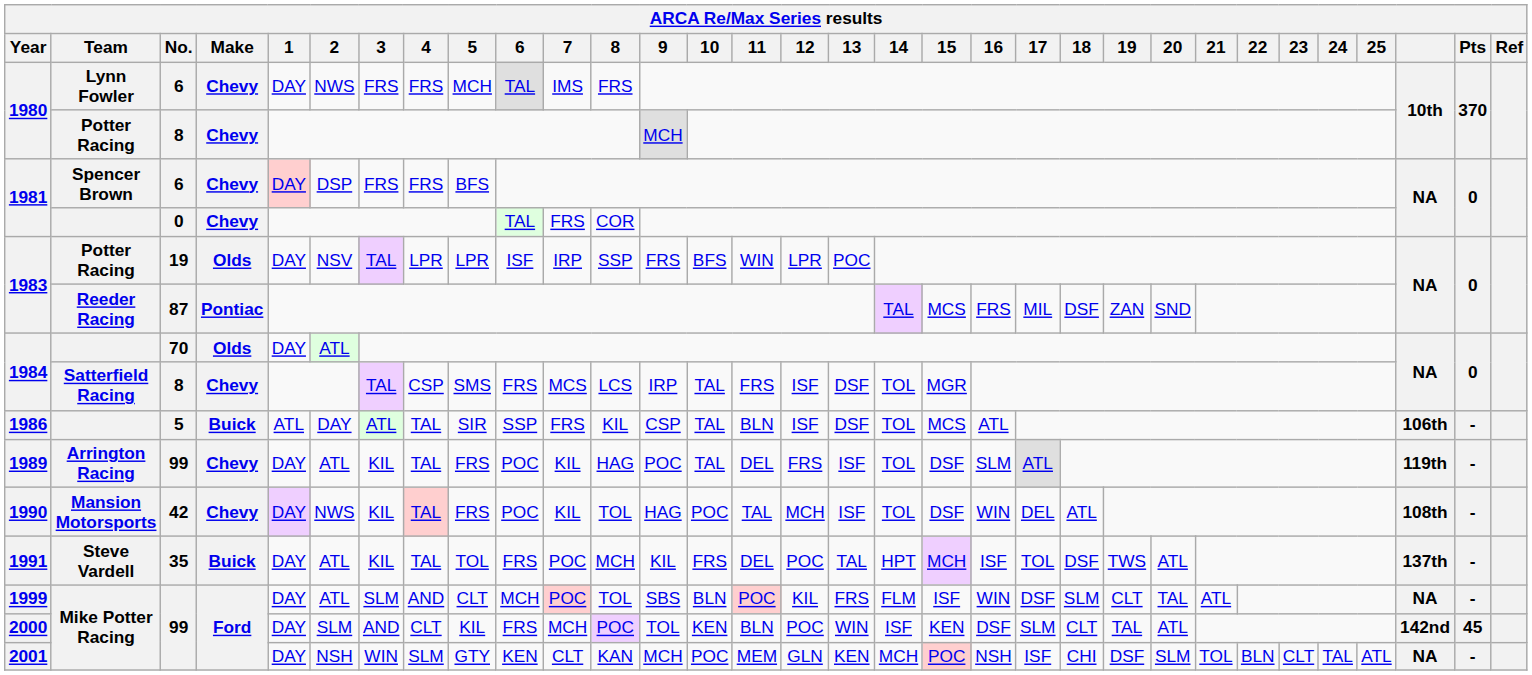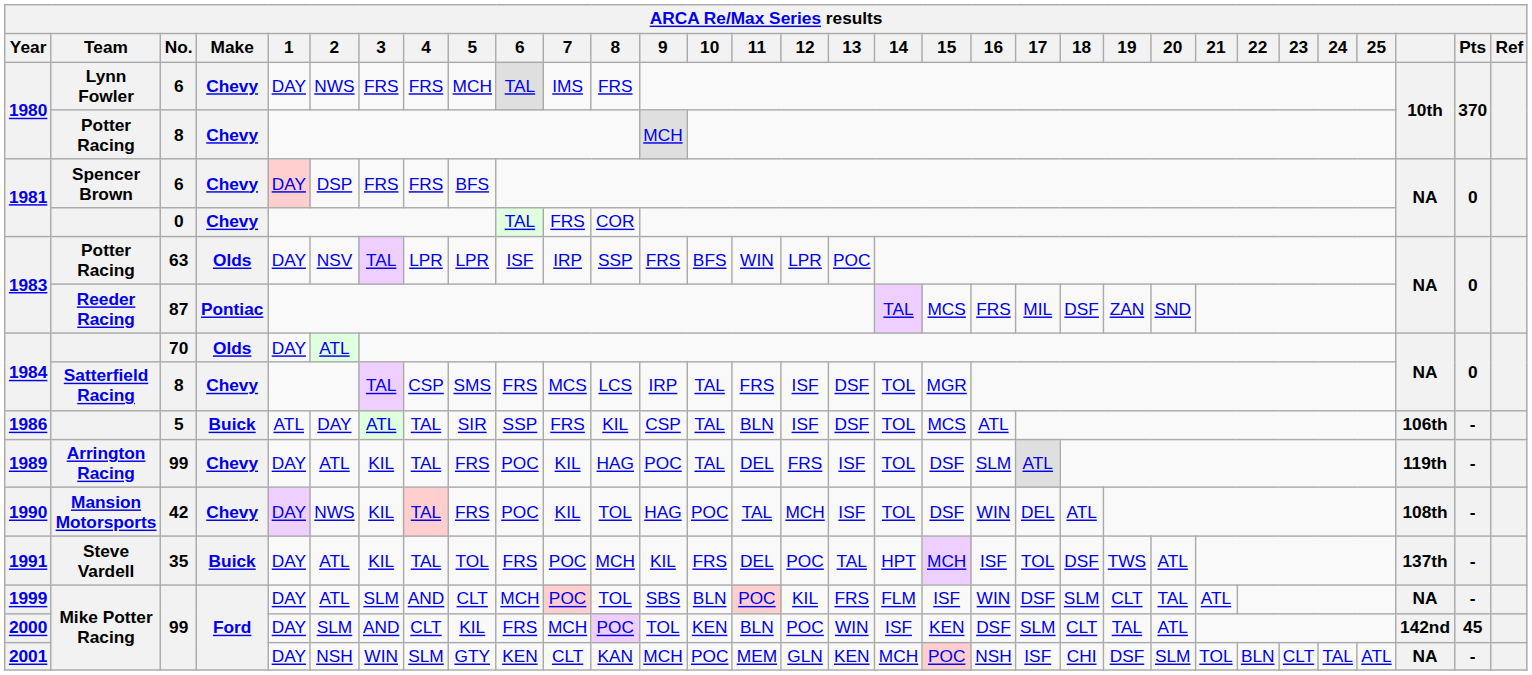(179, 260) 19 -> (179, 260) 63
